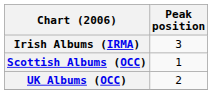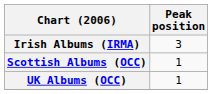(179, 80) 2 -> (179, 80) 1
